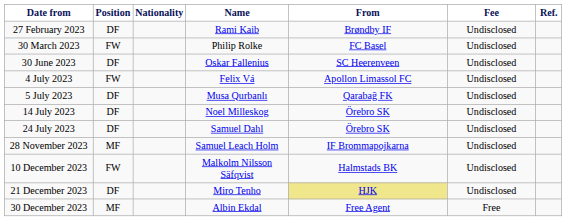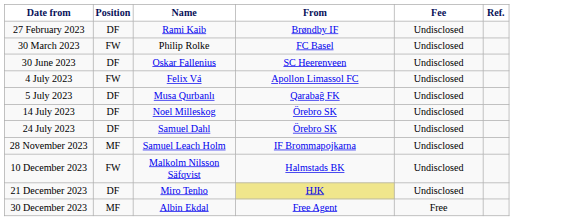- column: (159, 13)
